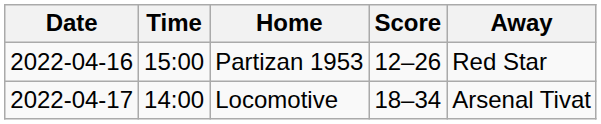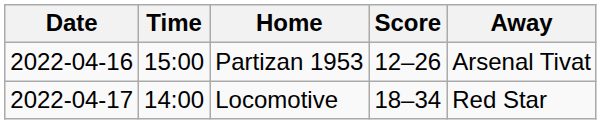(500, 61) Red Star -> (522, 61) Arsenal Tivat
(522, 99) Arsenal Tivat -> (500, 99) Red Star
